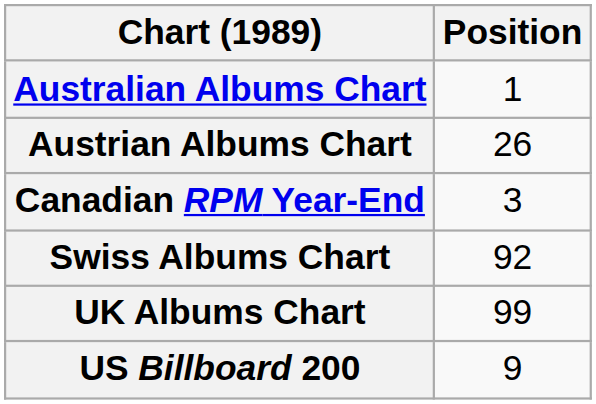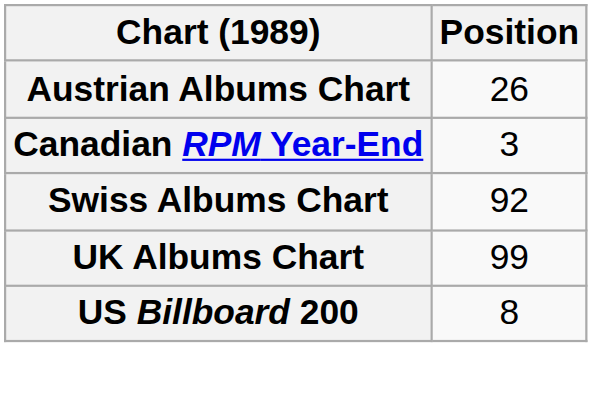- row: (220, 88)
(513, 369) 9 -> (509, 312) 8
